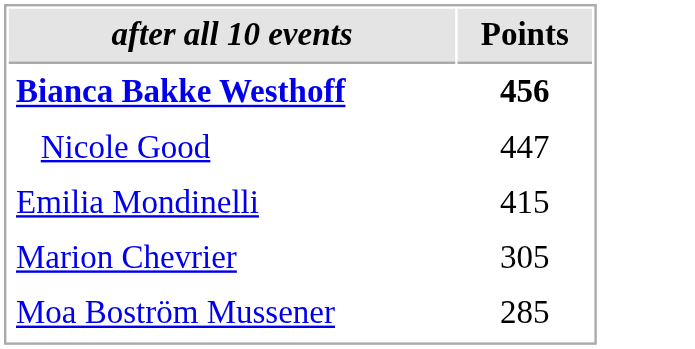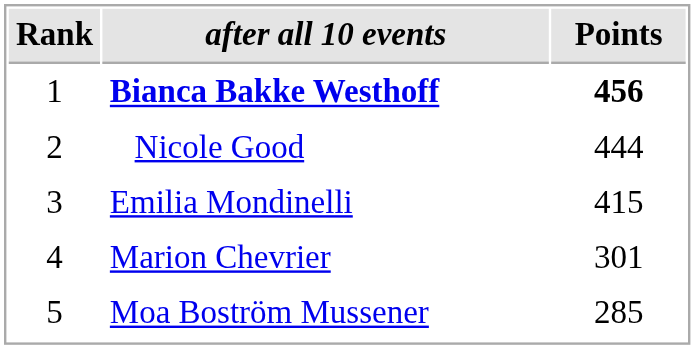+ column: (55, 34)
(525, 147) 447 -> (619, 147) 444
(525, 257) 305 -> (619, 257) 301
